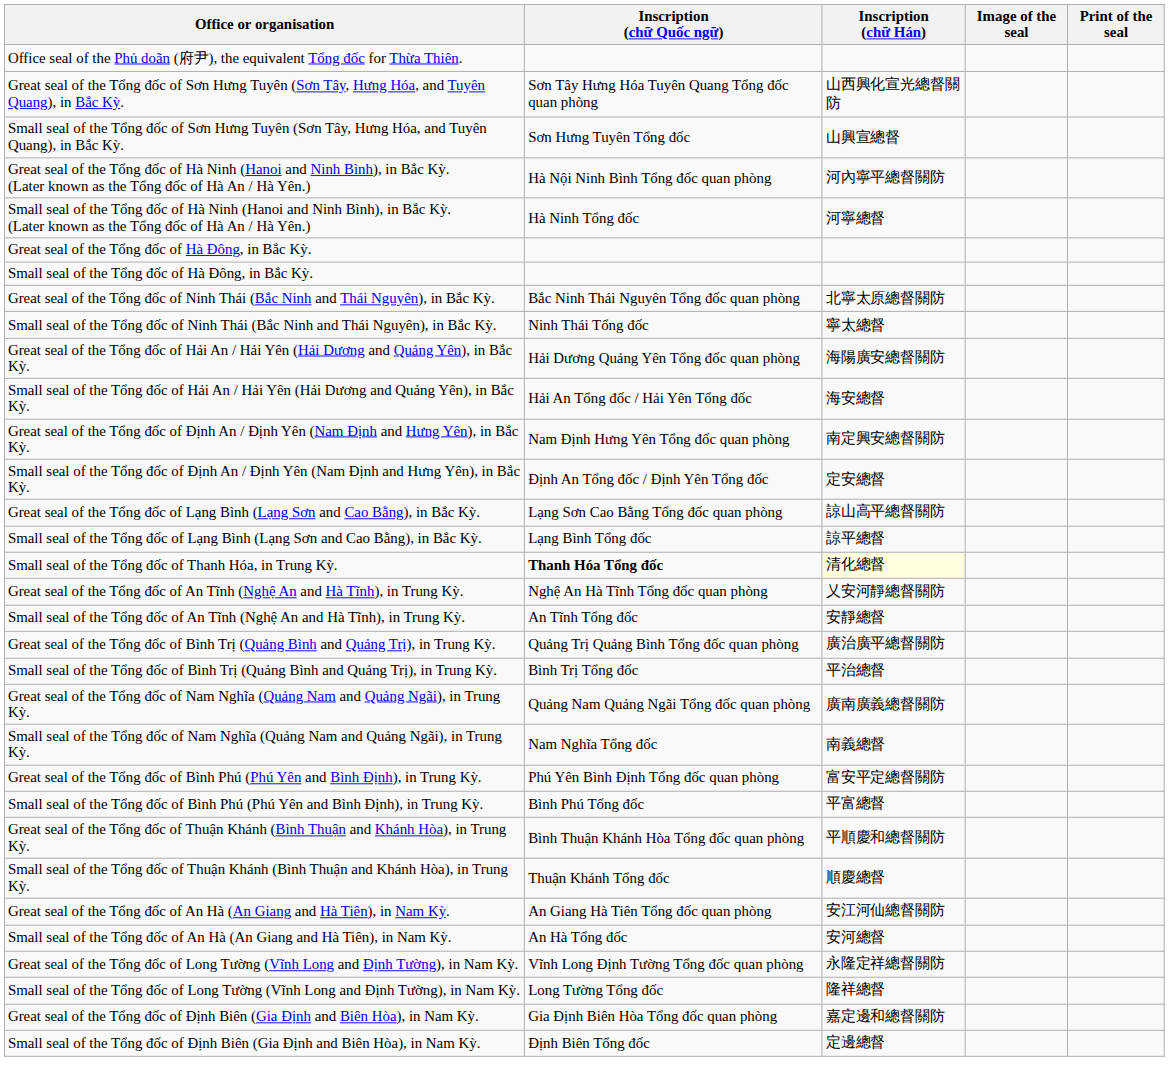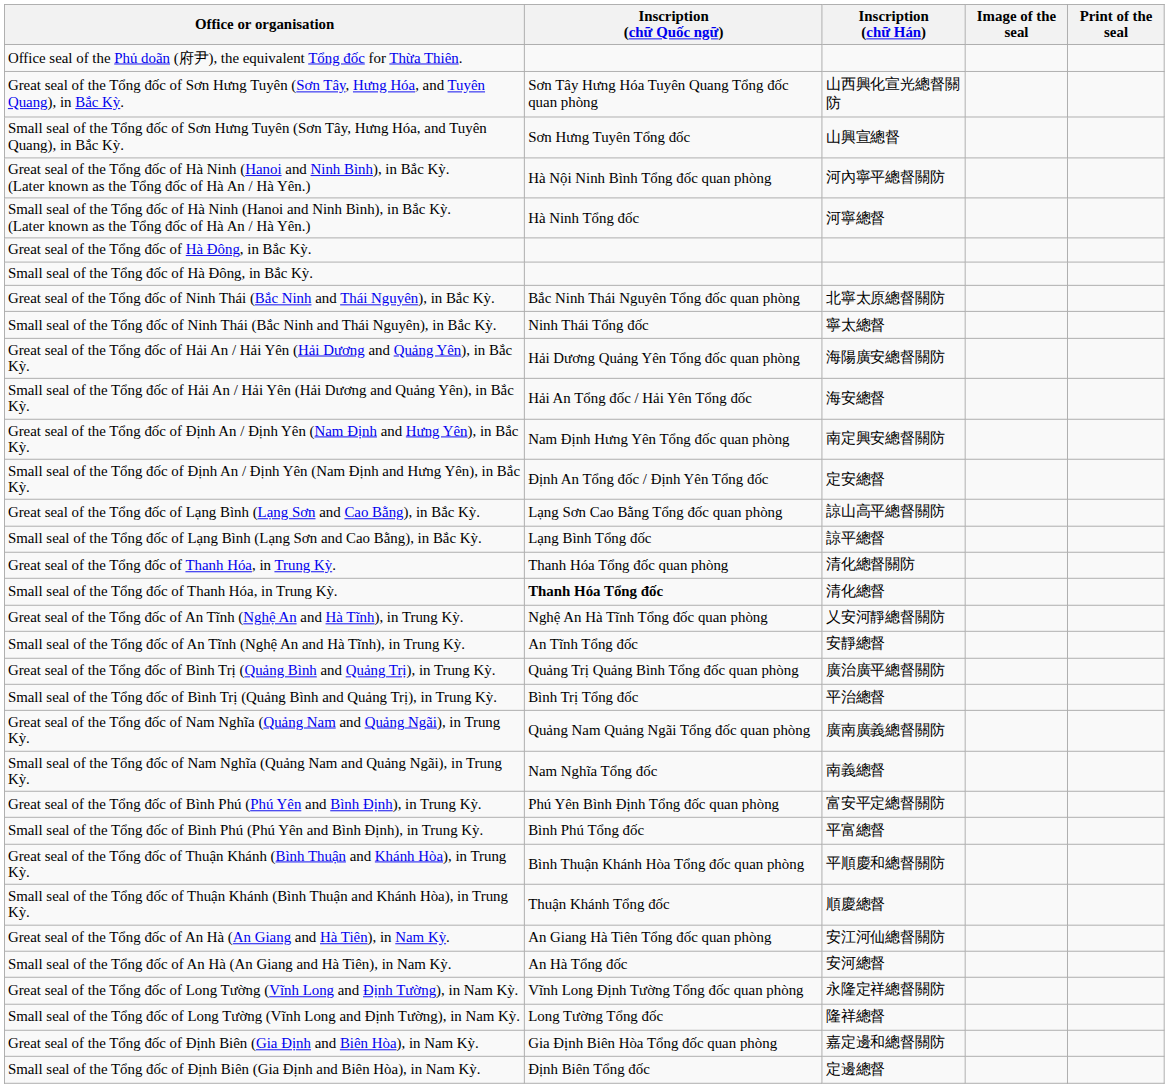+ row: (172, 565)
(856, 564) lightyellow background -> (856, 591) no background
